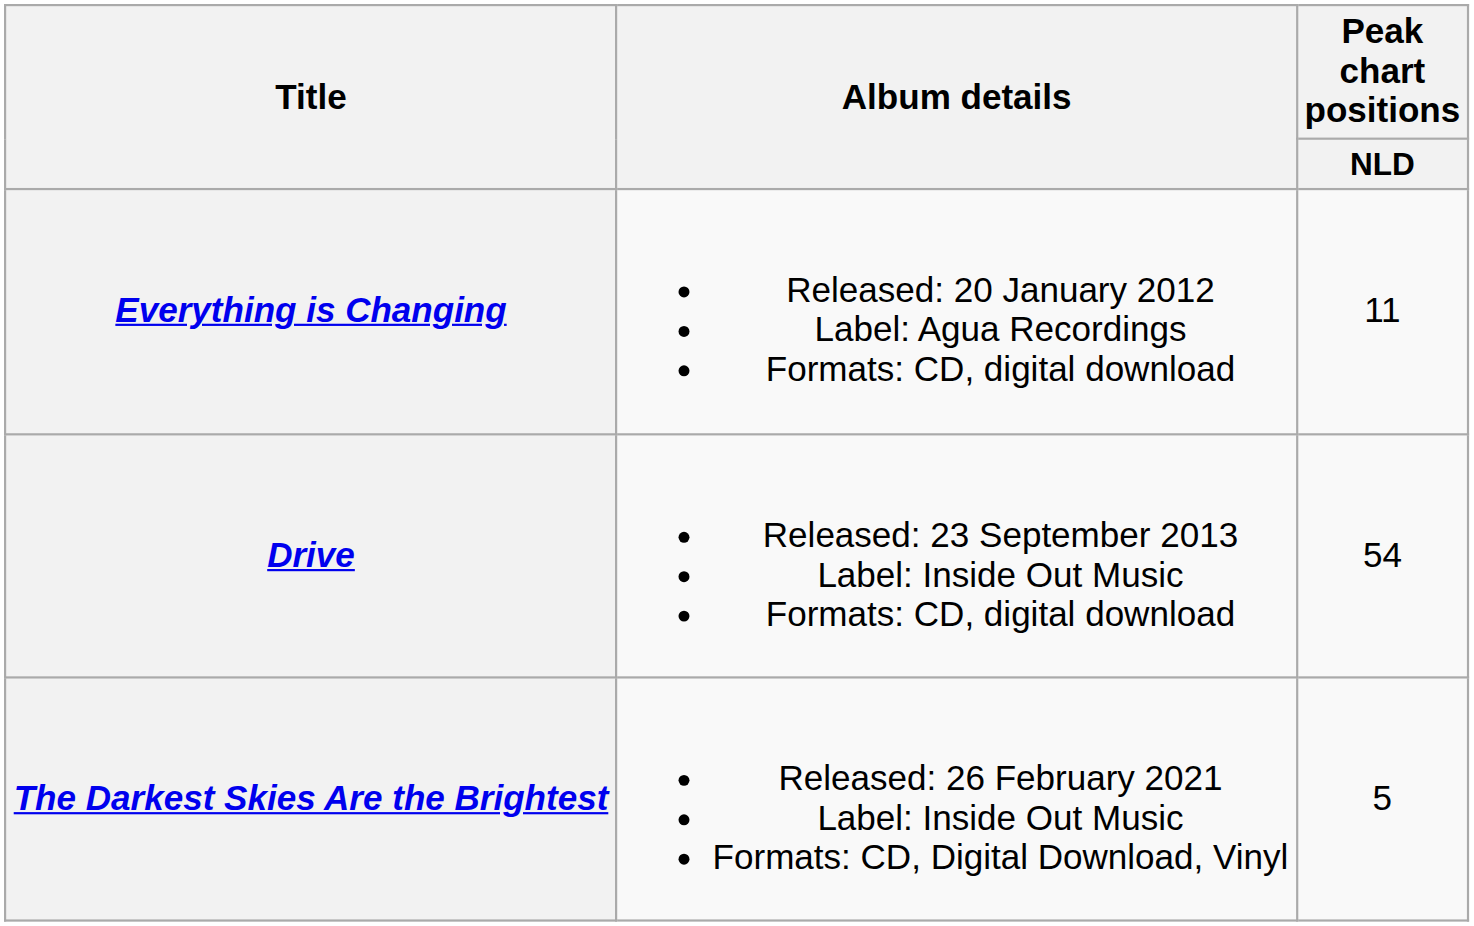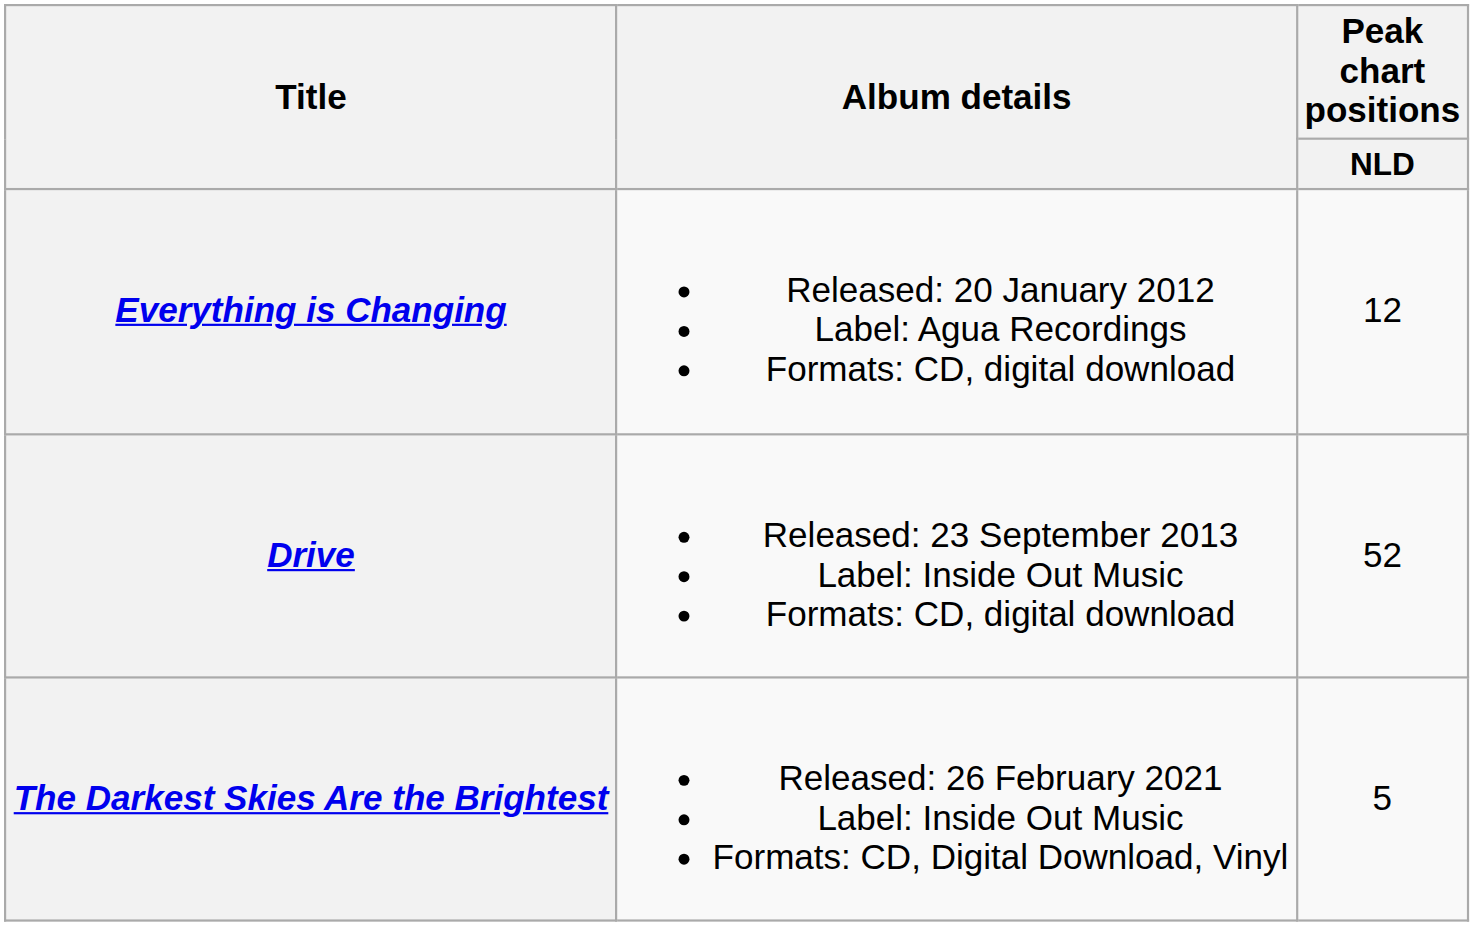(1382, 310) 11 -> (1382, 310) 12
(1382, 554) 54 -> (1382, 554) 52
